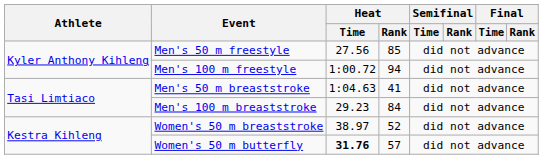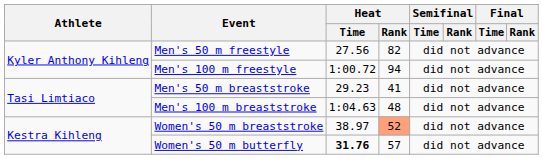(394, 50) 85 -> (394, 50) 82
(352, 88) 1:04.63 -> (352, 88) 29.23
(352, 107) 29.23 -> (352, 107) 1:04.63
(394, 107) 84 -> (394, 107) 48
(394, 126) no background -> (394, 126) lightsalmon background
